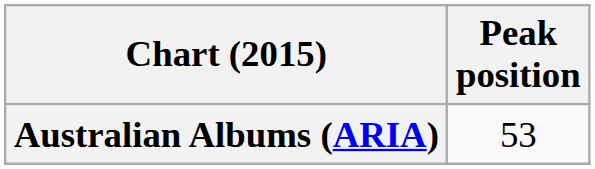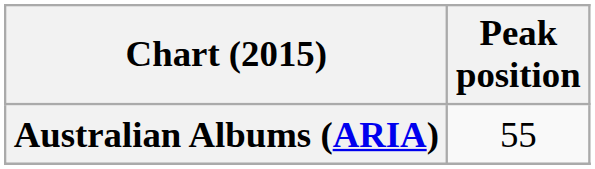(518, 133) 53 -> (518, 133) 55
